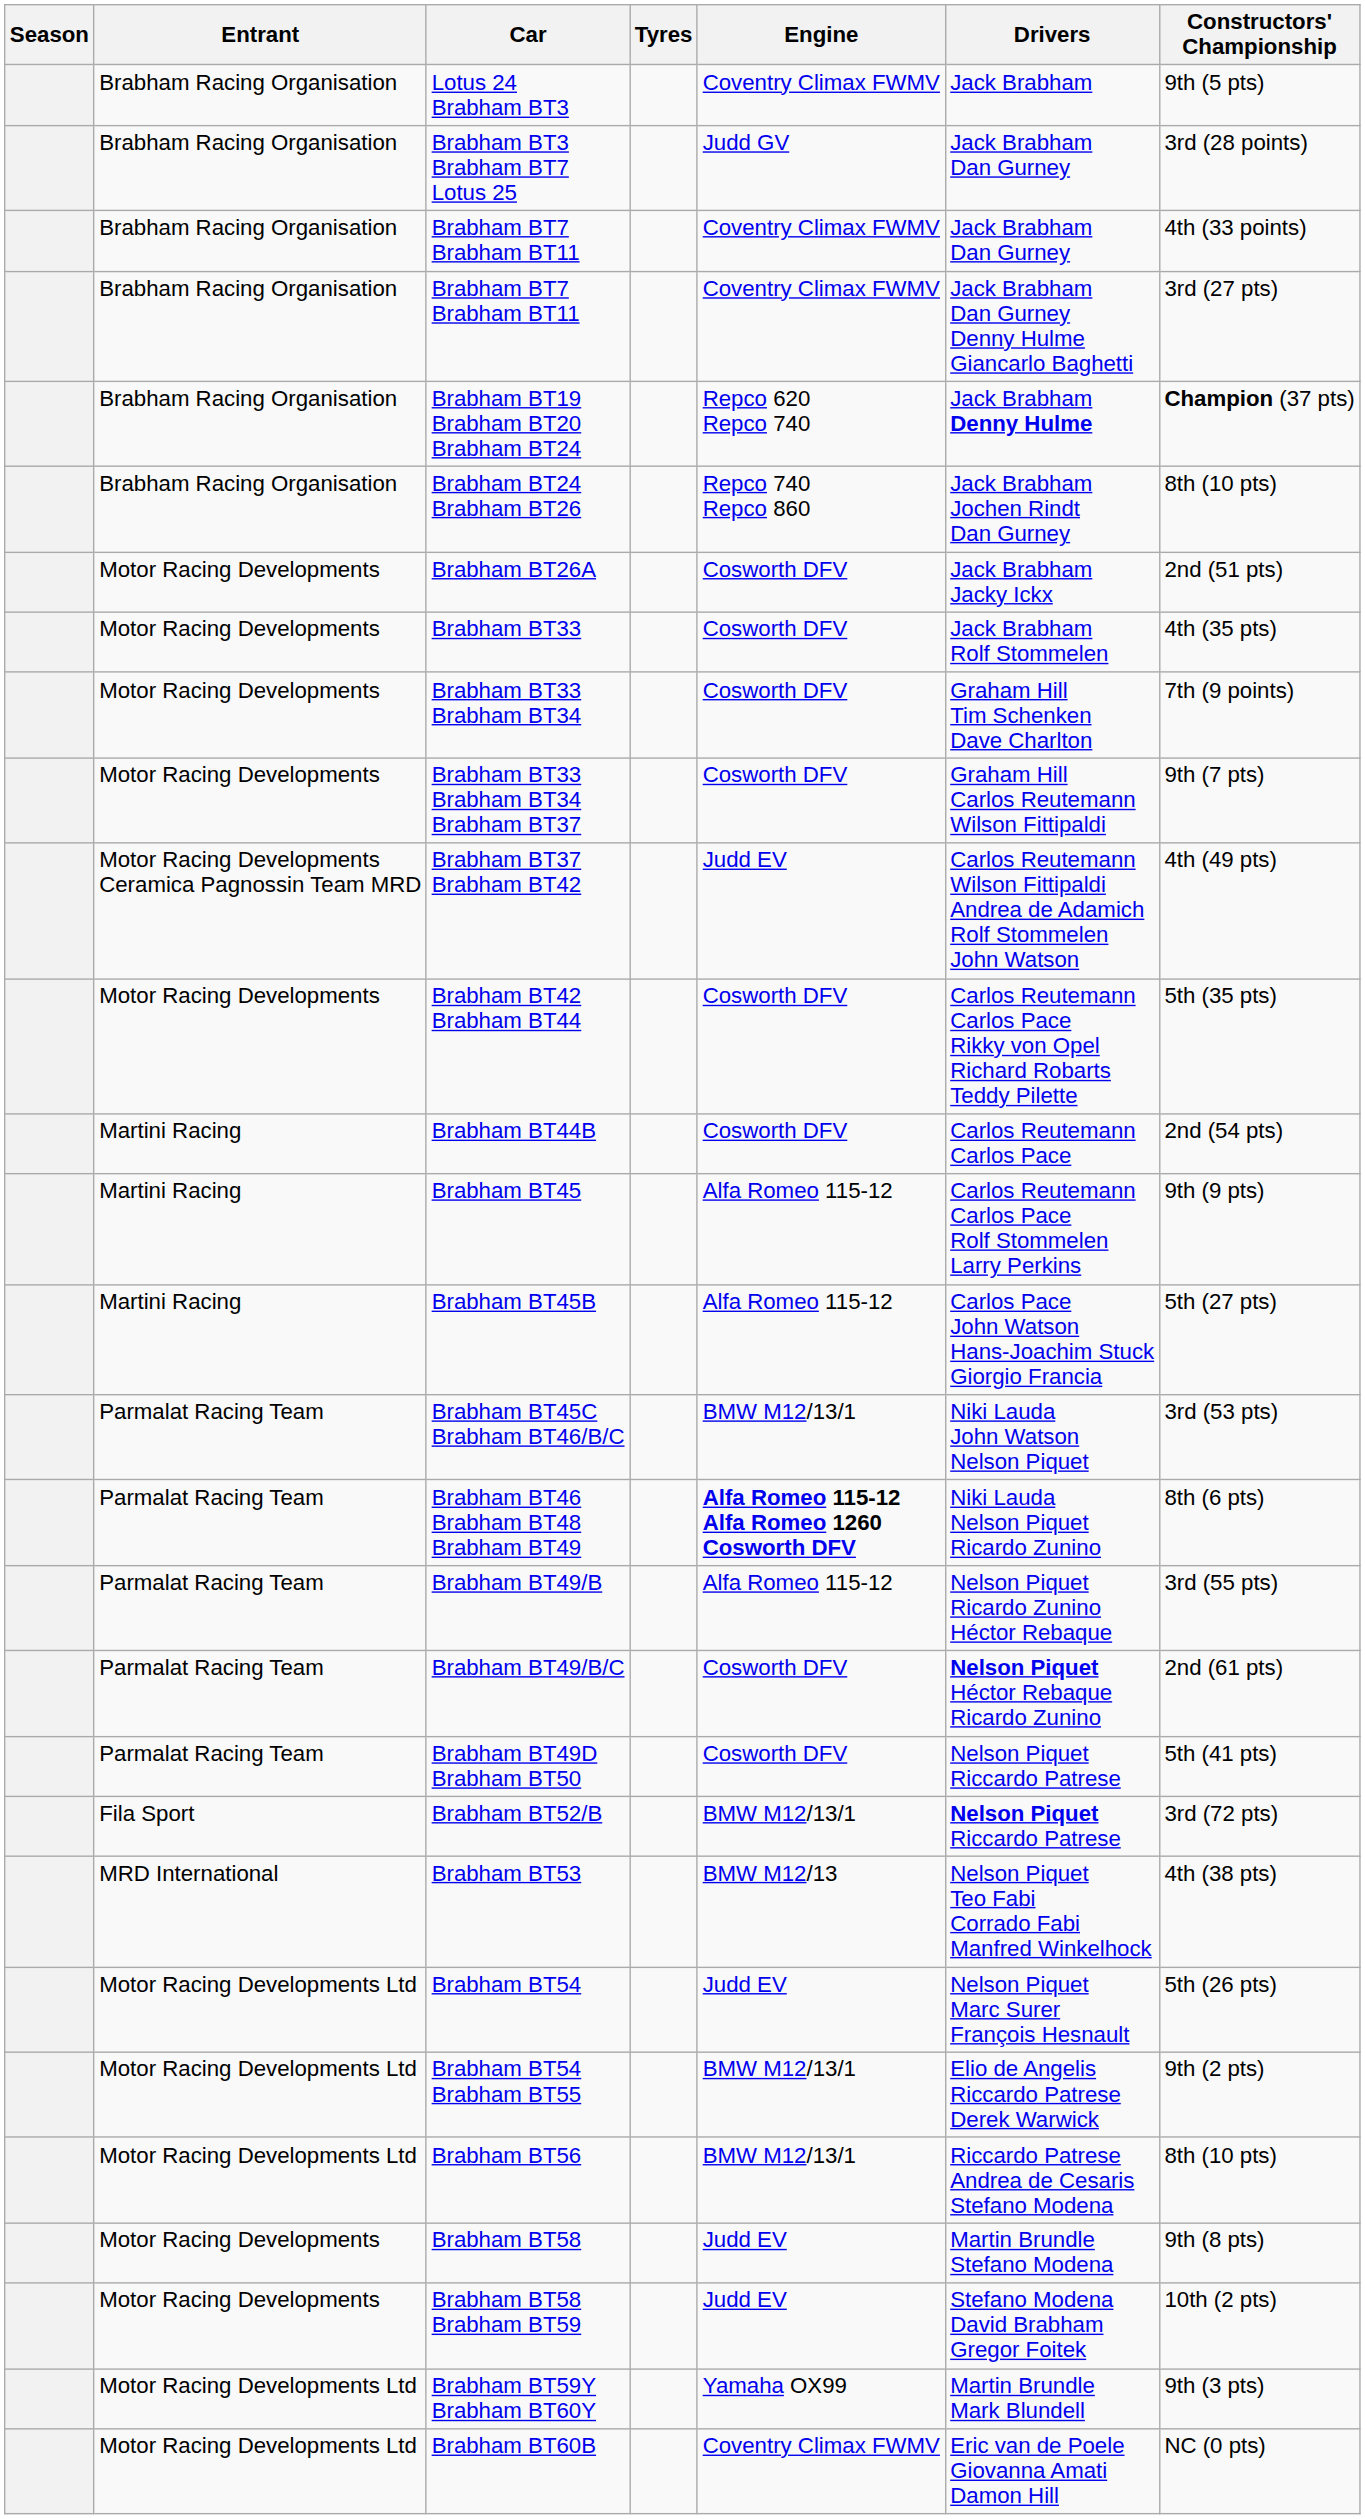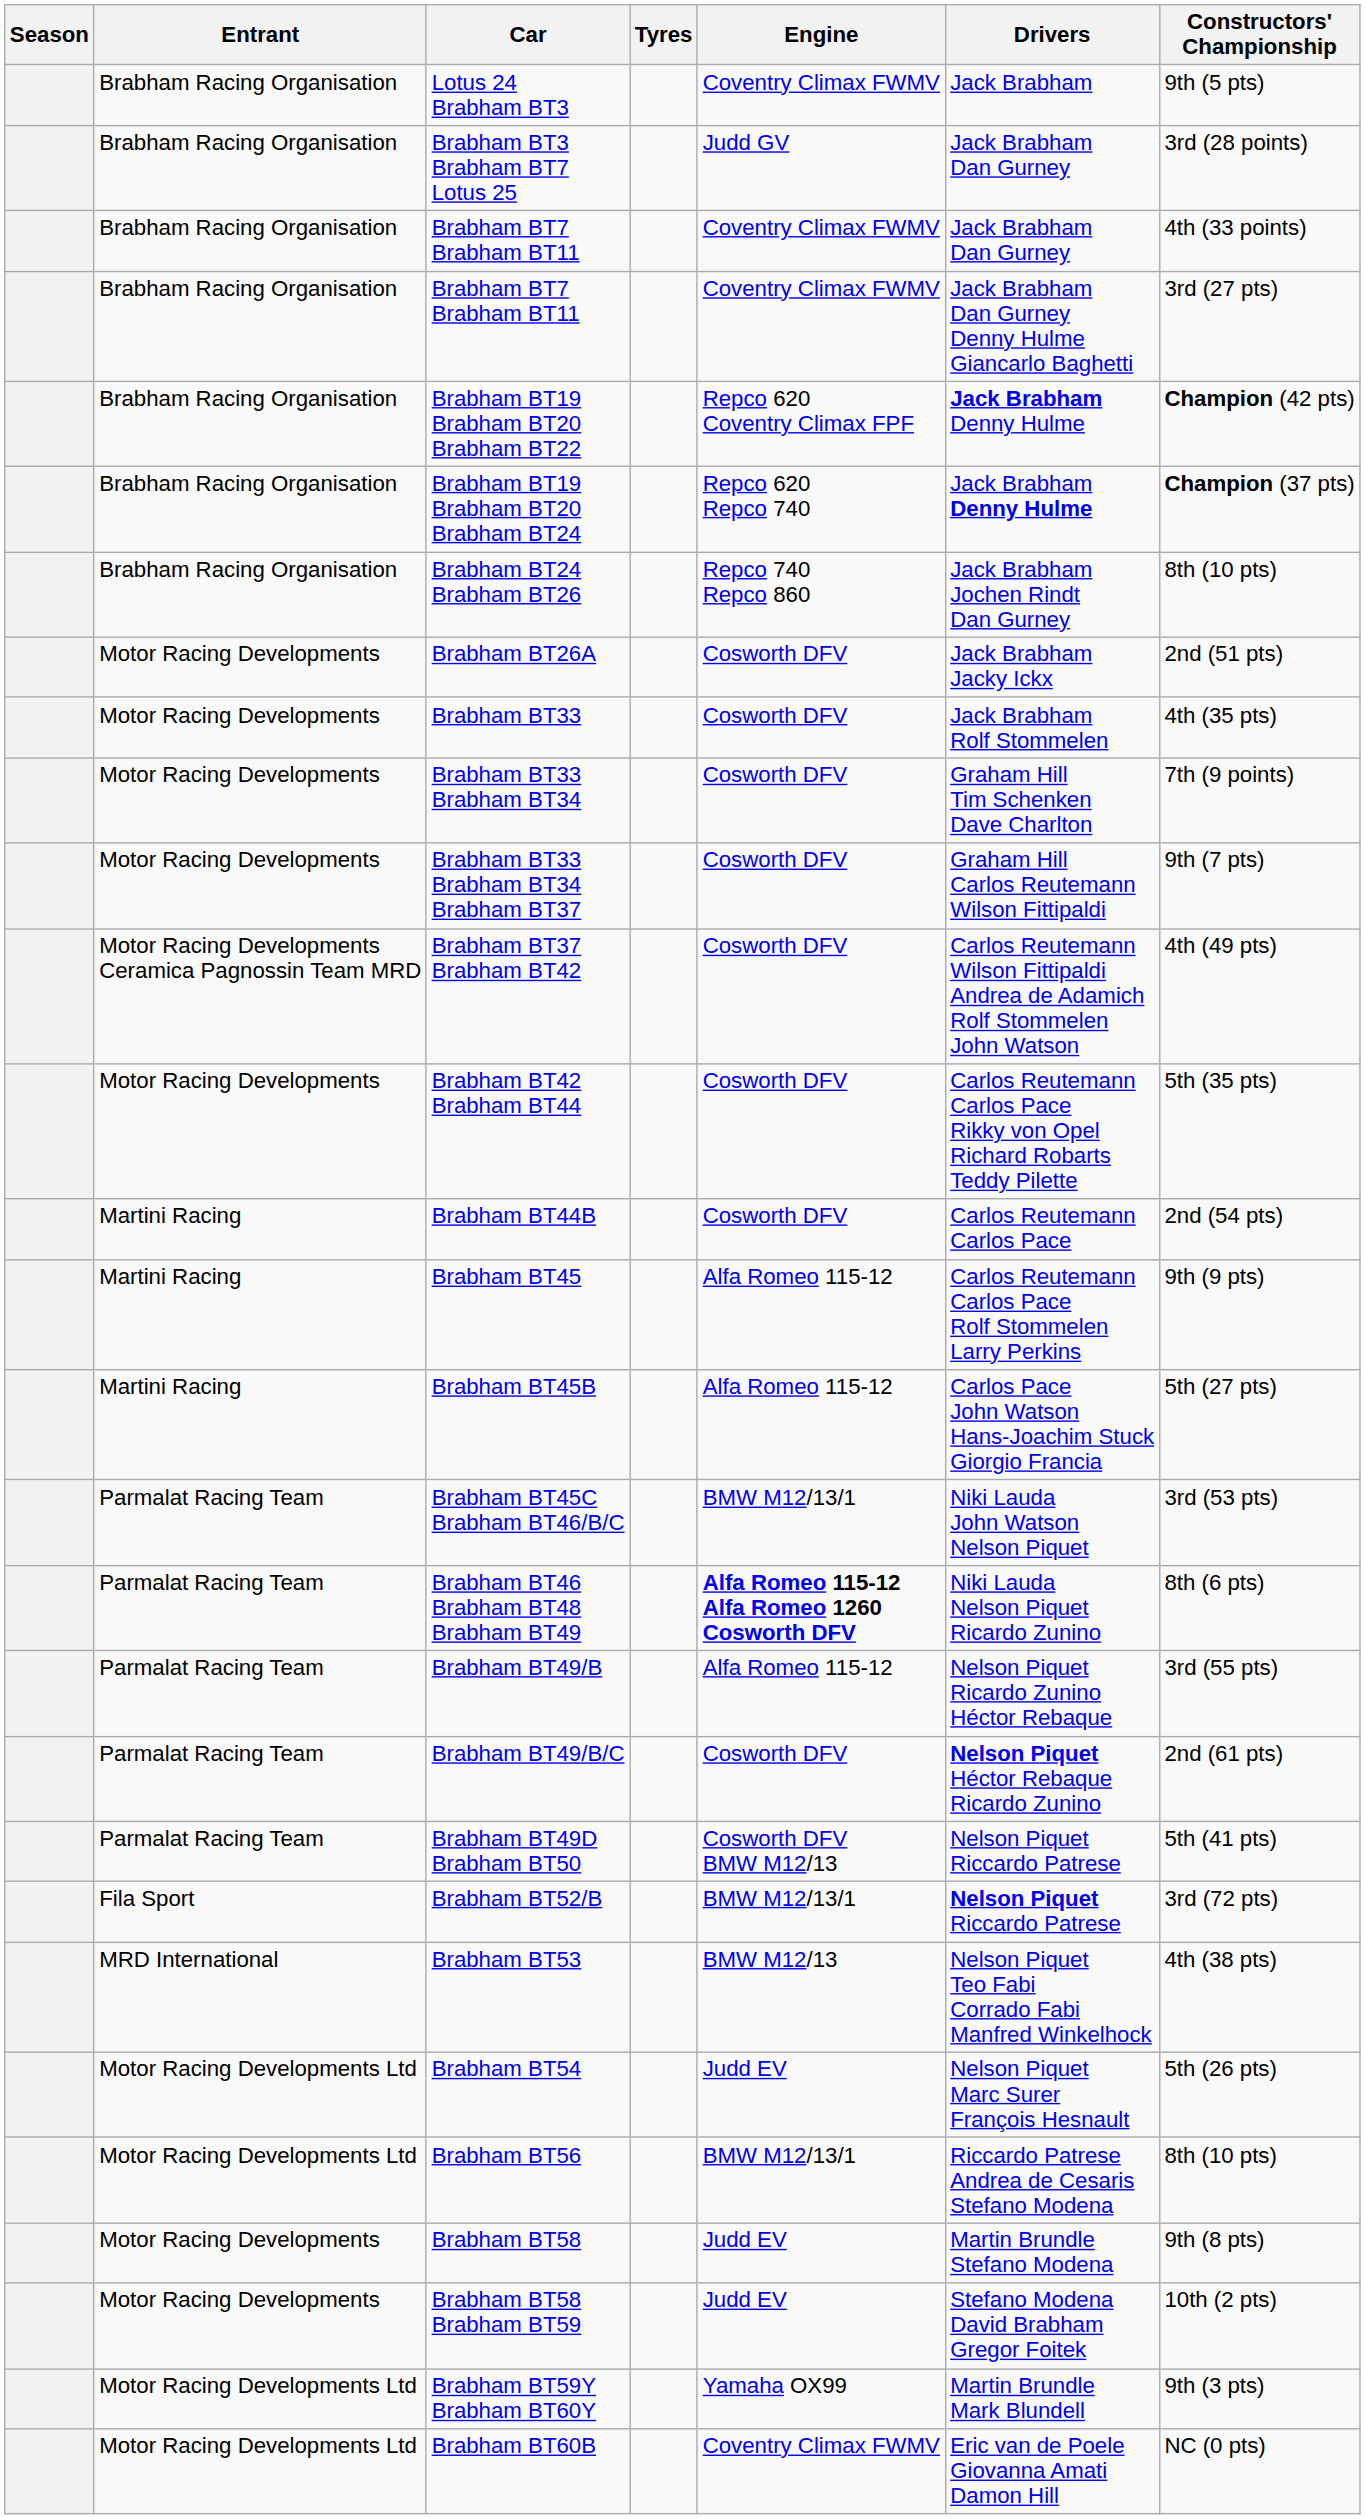+ row: (248, 398)
(745, 860) Judd EV -> (775, 945) Cosworth DFV
(775, 1753) Cosworth DFV -> (775, 1851) Cosworth DFV BMW M12/13
- row: (258, 2069)
